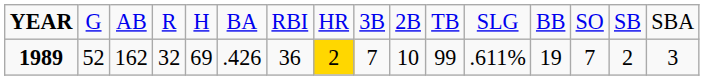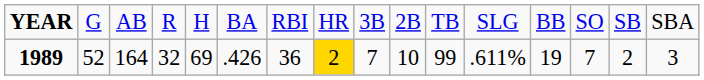(131, 57) 162 -> (131, 57) 164
